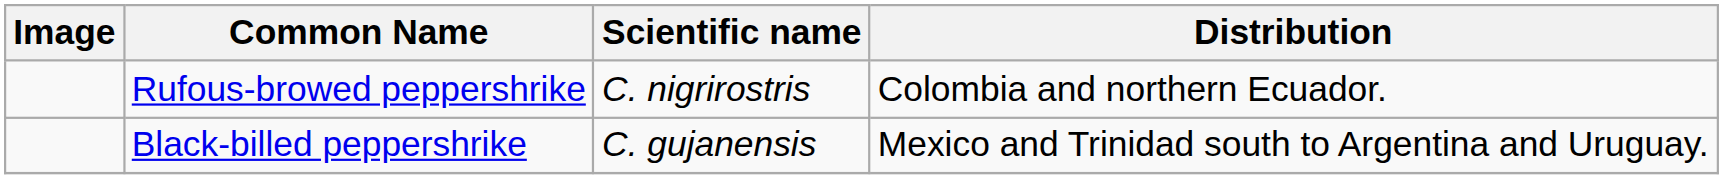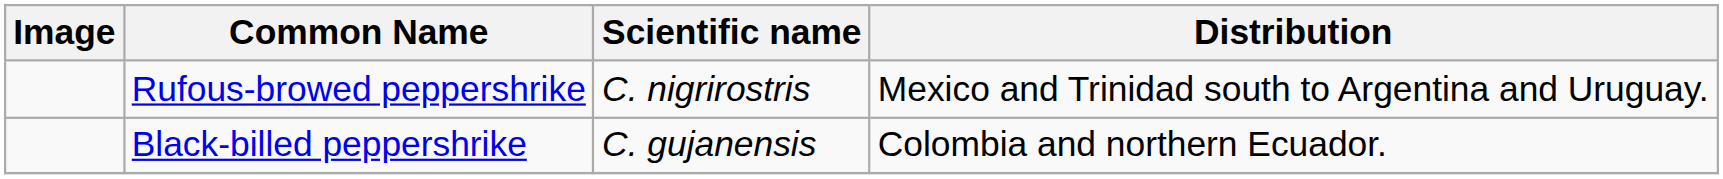(1132, 88) Colombia and northern Ecuador. -> (1293, 88) Mexico and Trinidad south to Argentina and Uruguay.
(1293, 144) Mexico and Trinidad south to Argentina and Uruguay. -> (1132, 144) Colombia and northern Ecuador.
